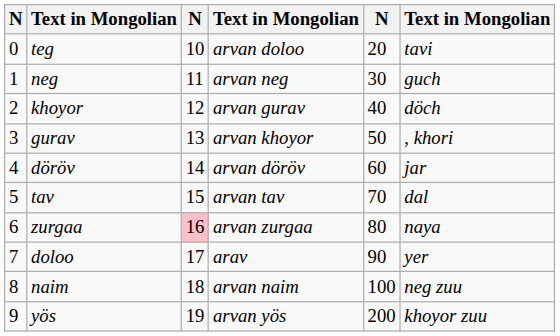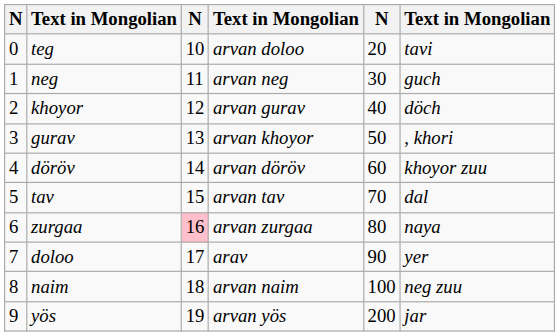(415, 167) jar -> (446, 167) khoyor zuu
(446, 316) khoyor zuu -> (415, 316) jar
